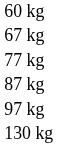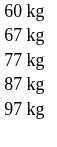- row: (29, 133)
